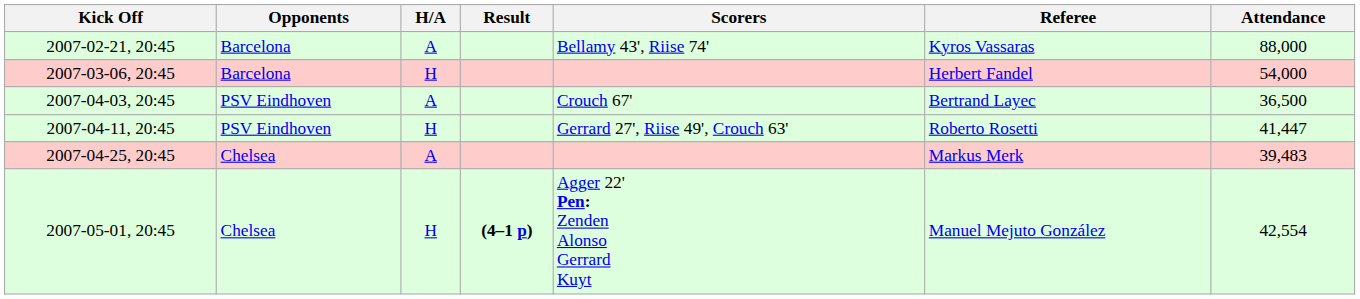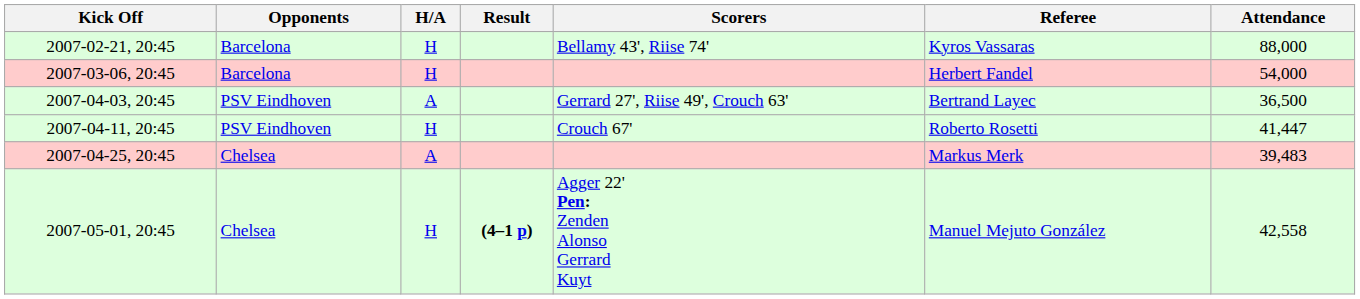(431, 45) A -> (431, 45) H
(595, 100) Crouch 67' -> (673, 100) Gerrard 27', Riise 49', Crouch 63'
(673, 127) Gerrard 27', Riise 49', Crouch 63' -> (595, 127) Crouch 67'
(1283, 231) 42,554 -> (1283, 231) 42,558
